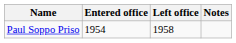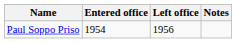(163, 29) 1958 -> (163, 29) 1956
